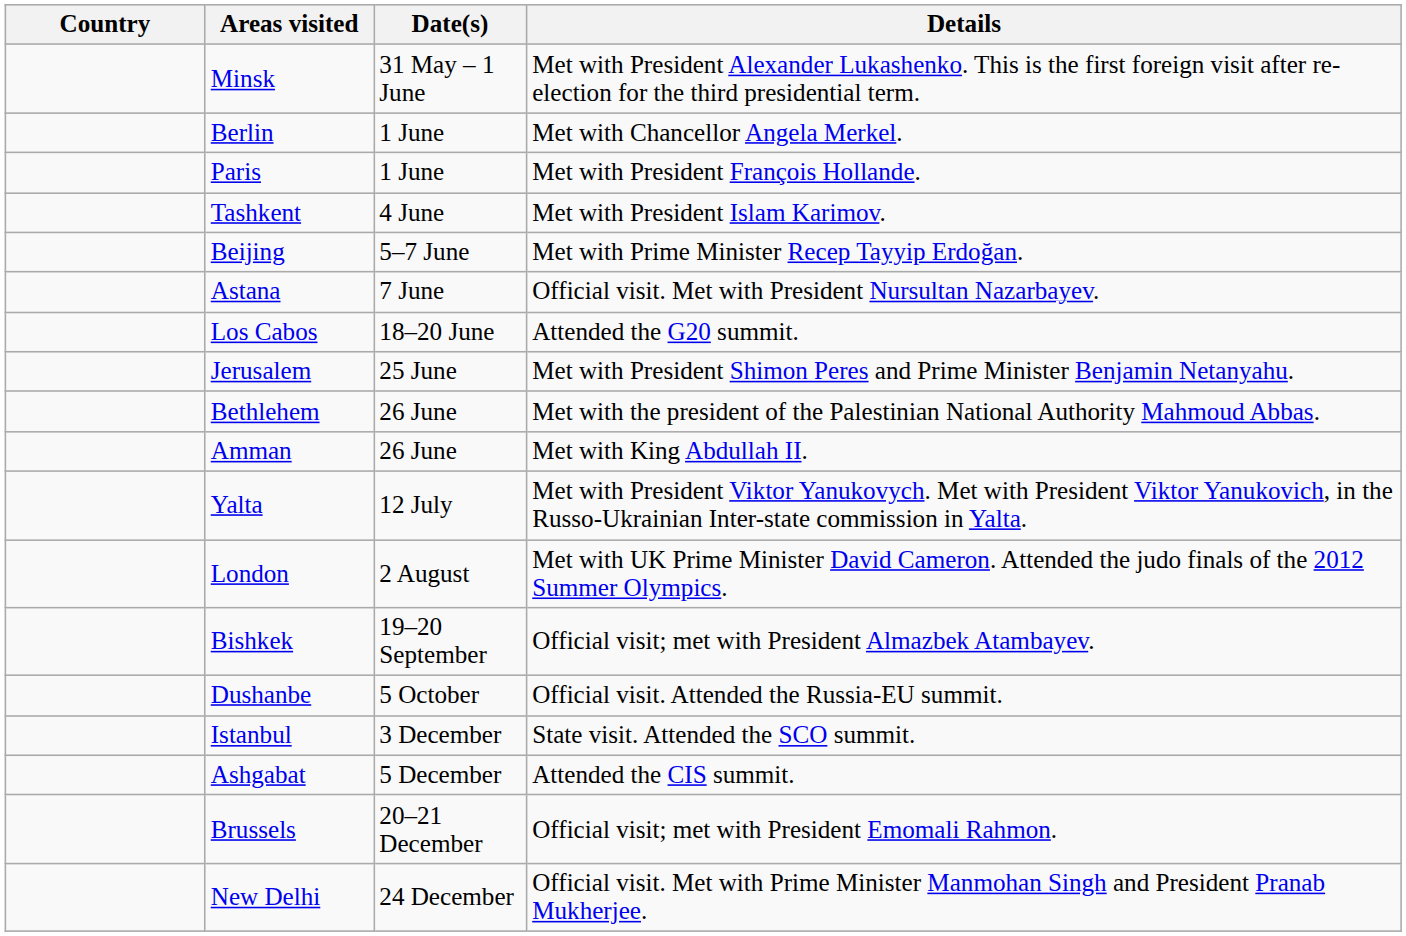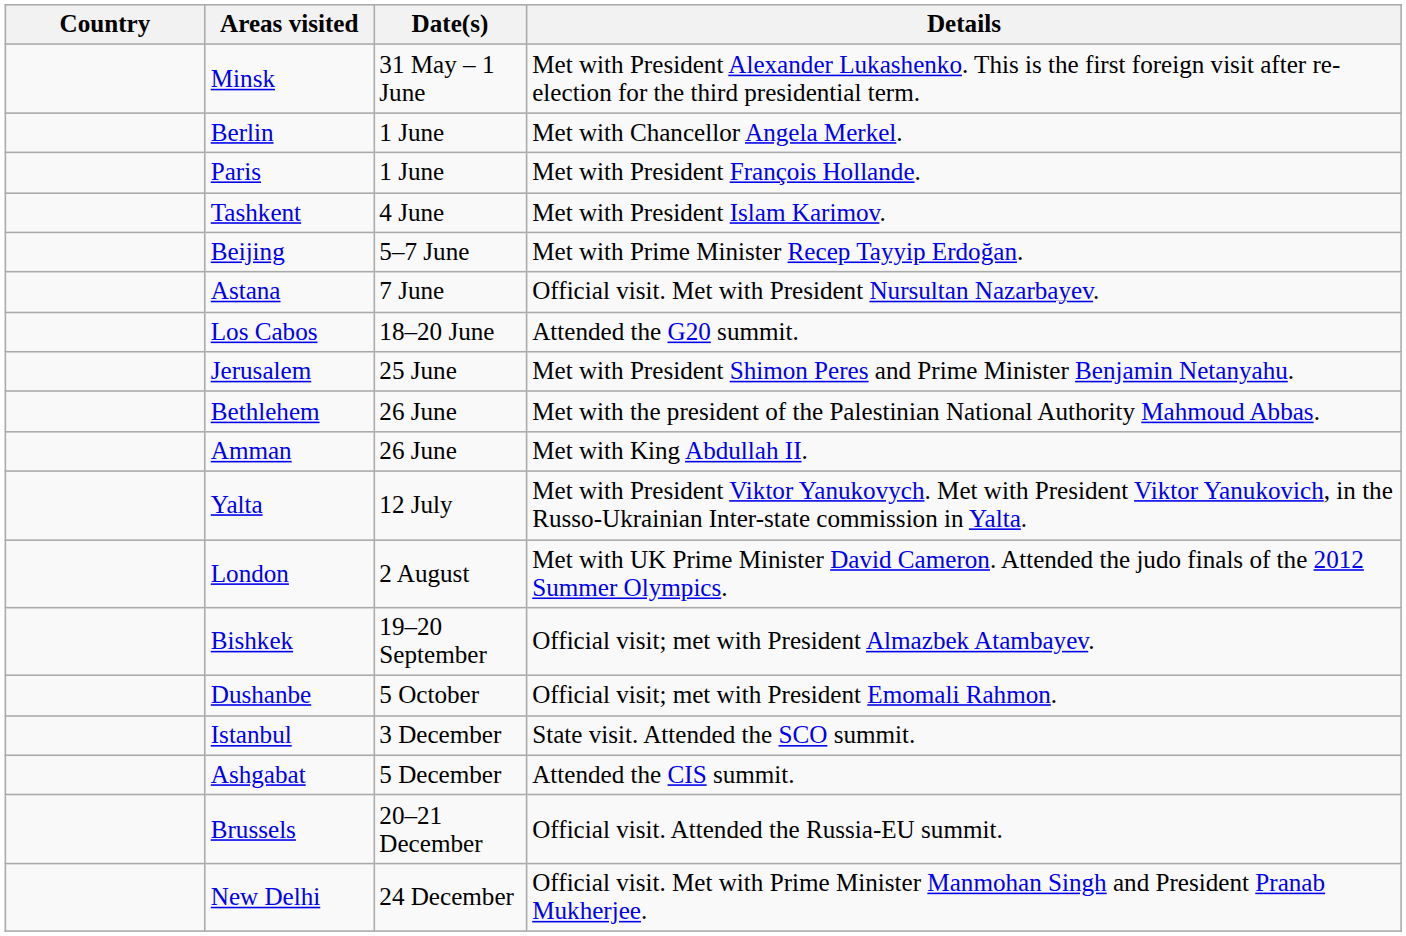(767, 695) Official visit. Attended the Russia-EU summit. -> (795, 695) Official visit; met with President Emomali Rahmon.
(795, 828) Official visit; met with President Emomali Rahmon. -> (767, 828) Official visit. Attended the Russia-EU summit.
